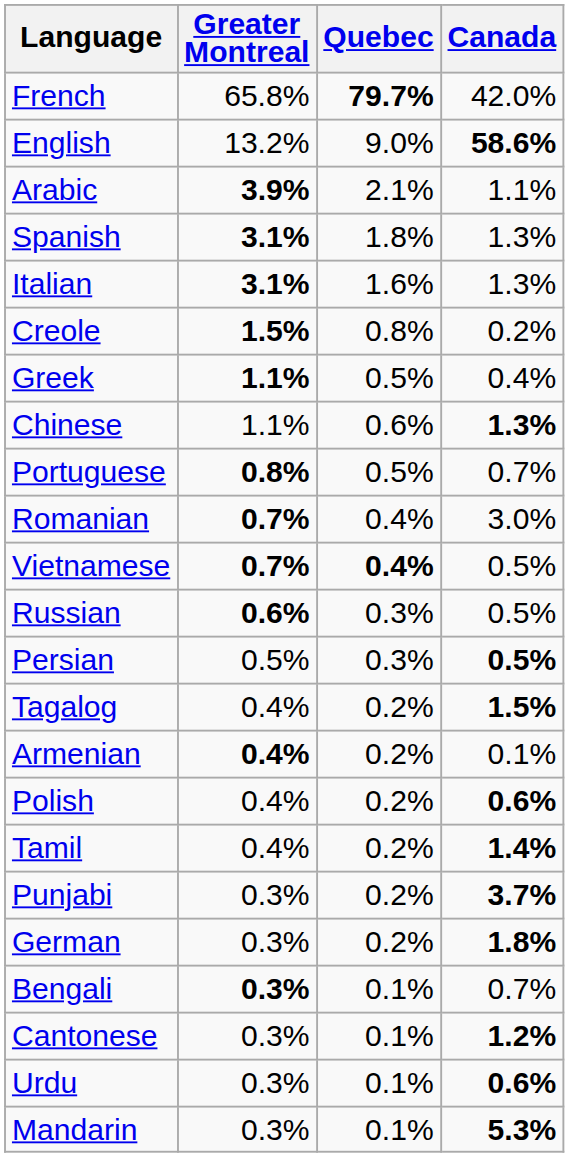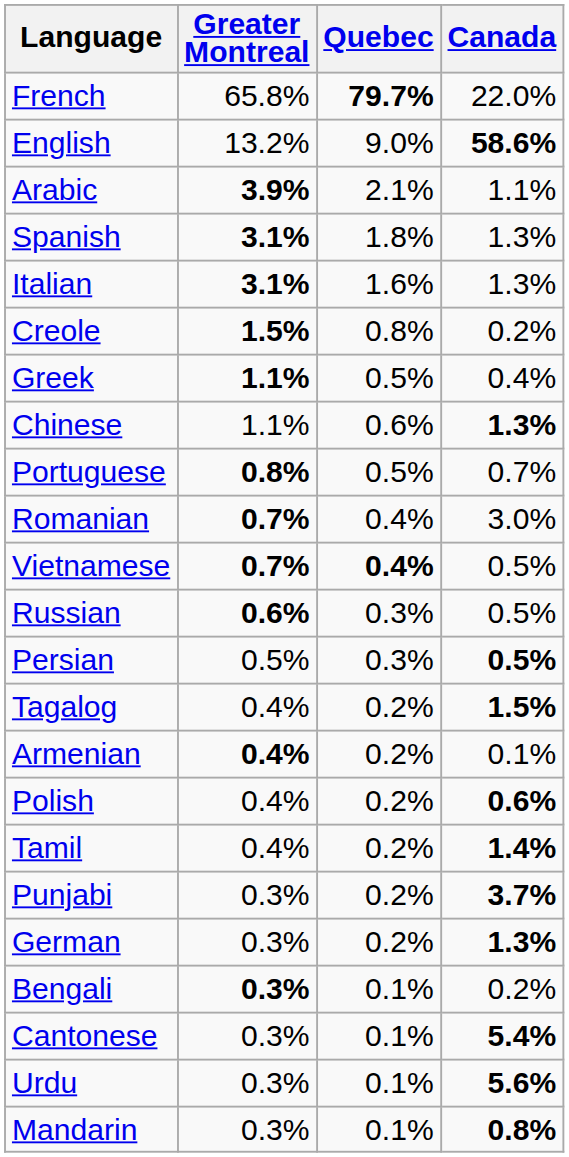(514, 96) 42.0% -> (514, 96) 22.0%
(522, 941) 1.8% -> (522, 941) 1.3%
(522, 988) 0.7% -> (522, 988) 0.2%
(522, 1035) 1.2% -> (522, 1035) 5.4%
(522, 1082) 0.6% -> (522, 1082) 5.6%
(522, 1129) 5.3% -> (522, 1129) 0.8%
